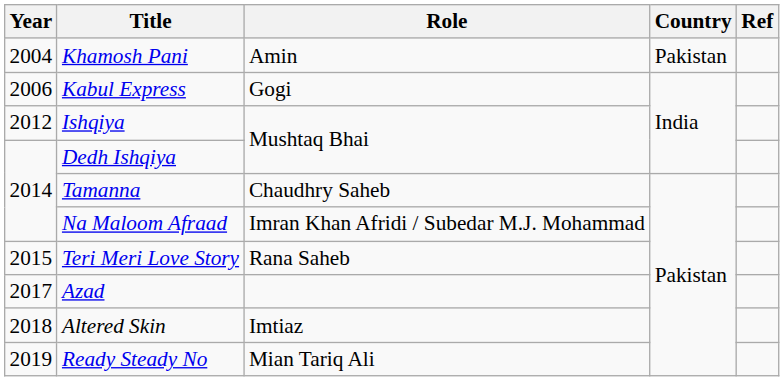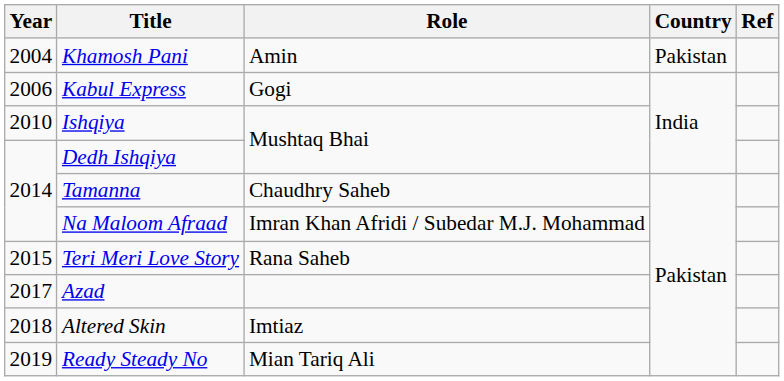(31, 122) 2012 -> (31, 122) 2010
